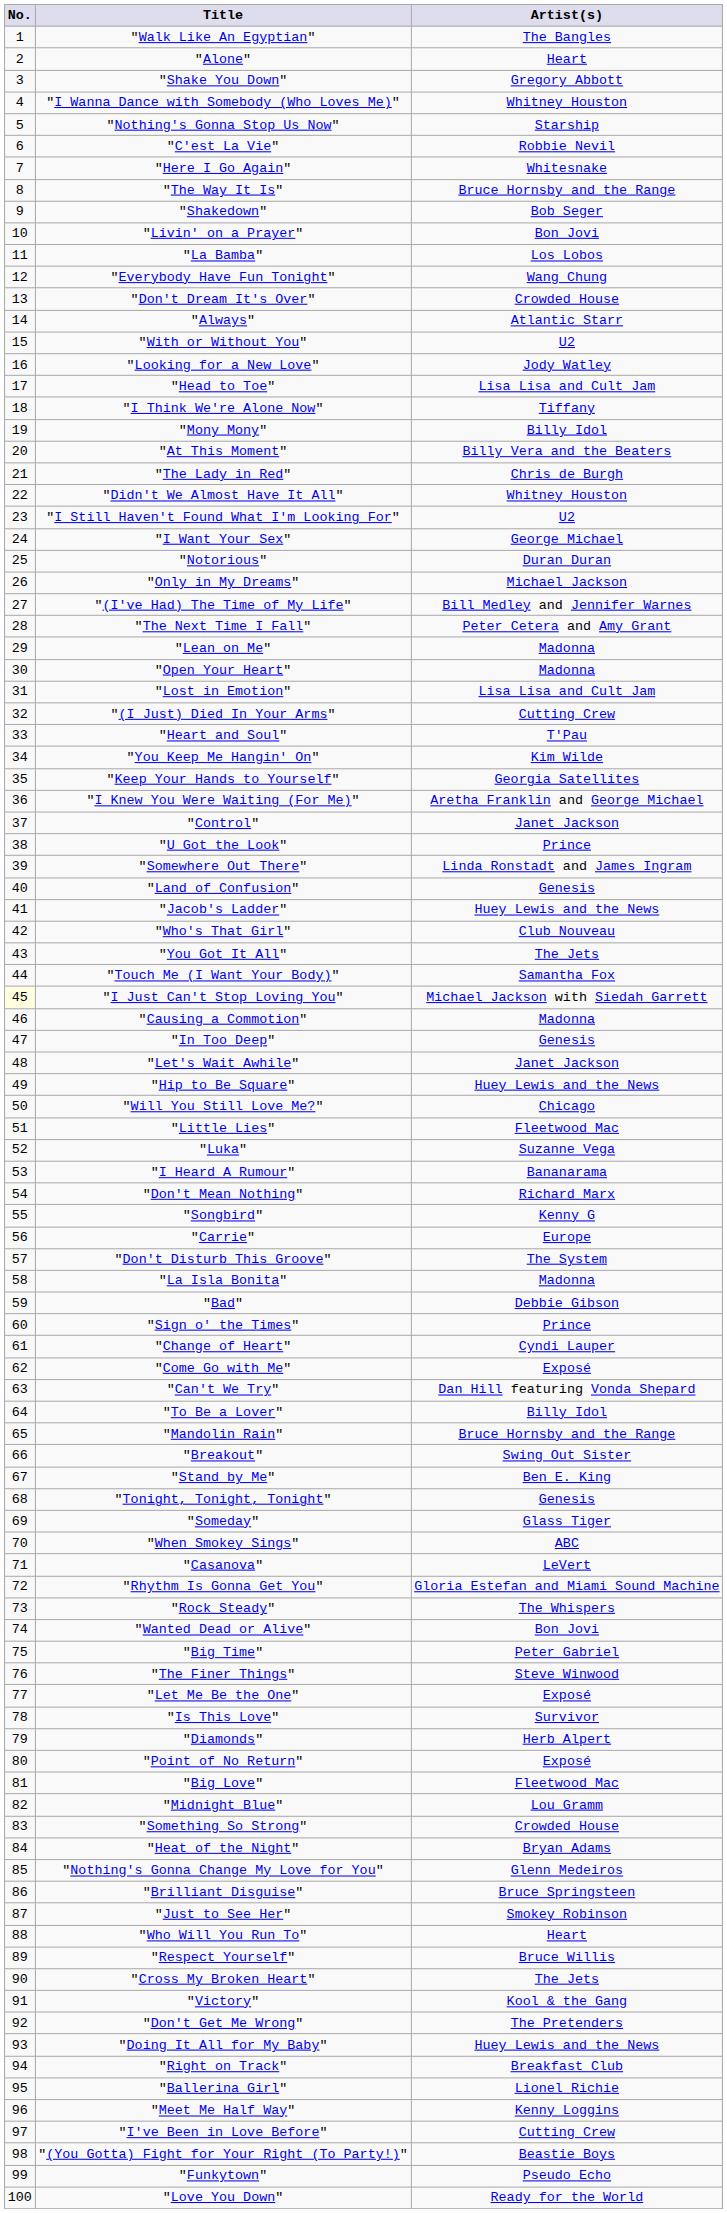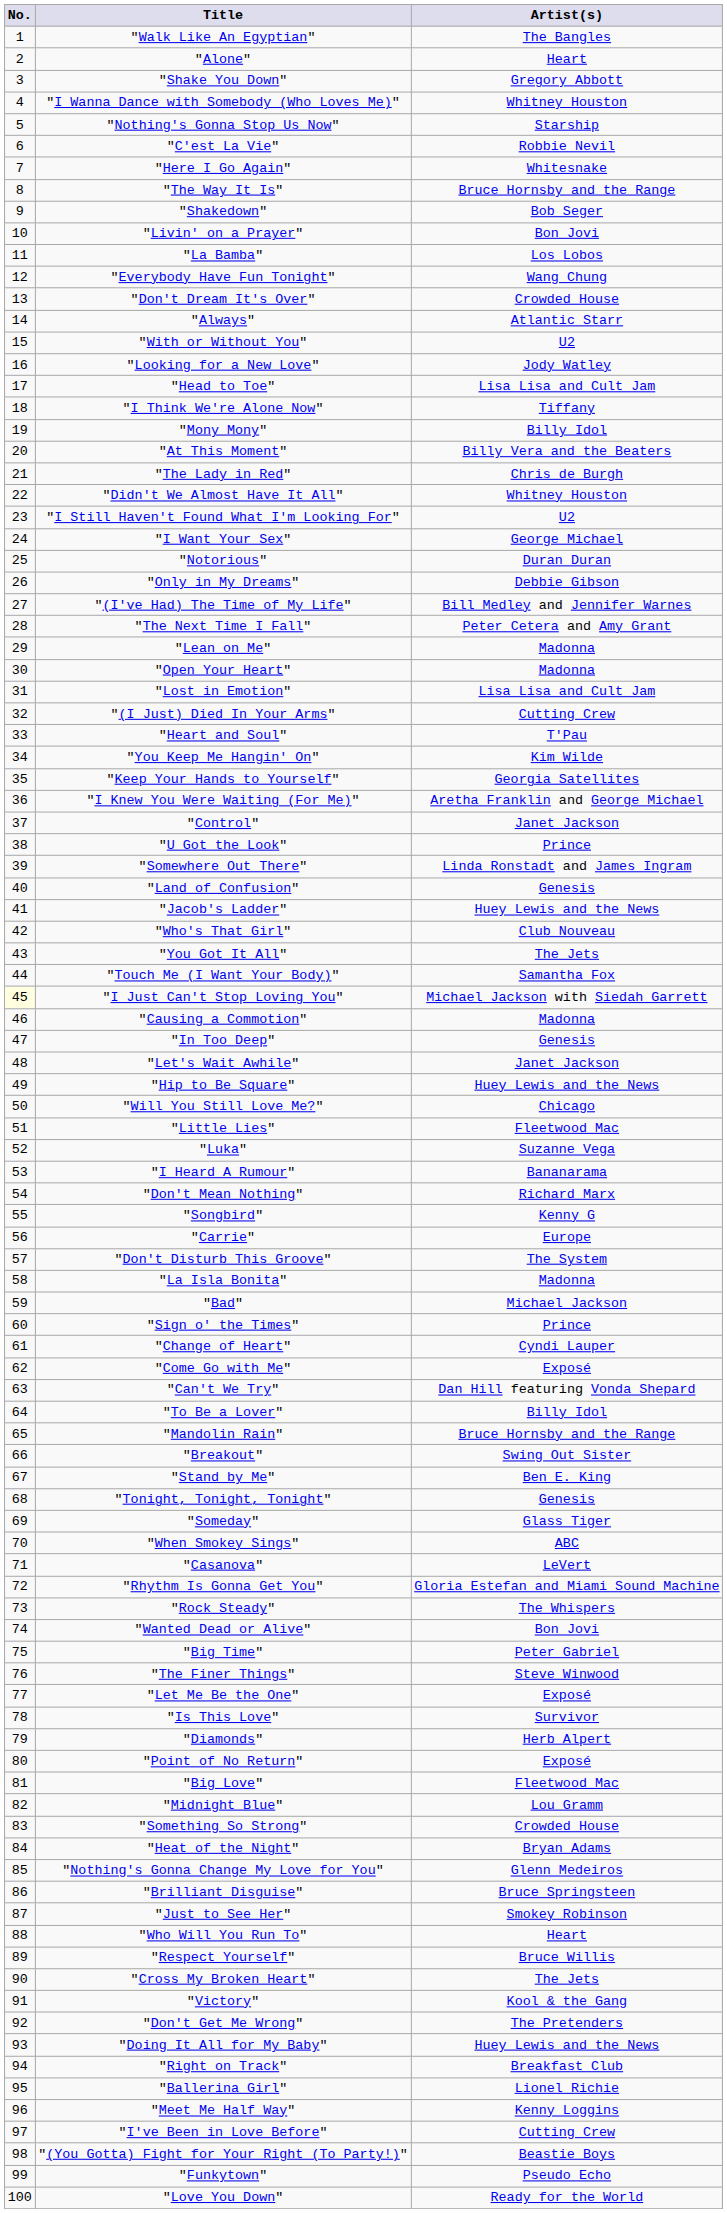(567, 583) Michael Jackson -> (567, 583) Debbie Gibson
(567, 1303) Debbie Gibson -> (567, 1303) Michael Jackson
